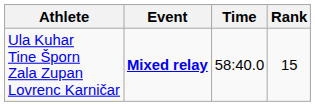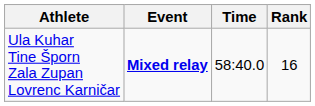(289, 65) 15 -> (289, 65) 16
